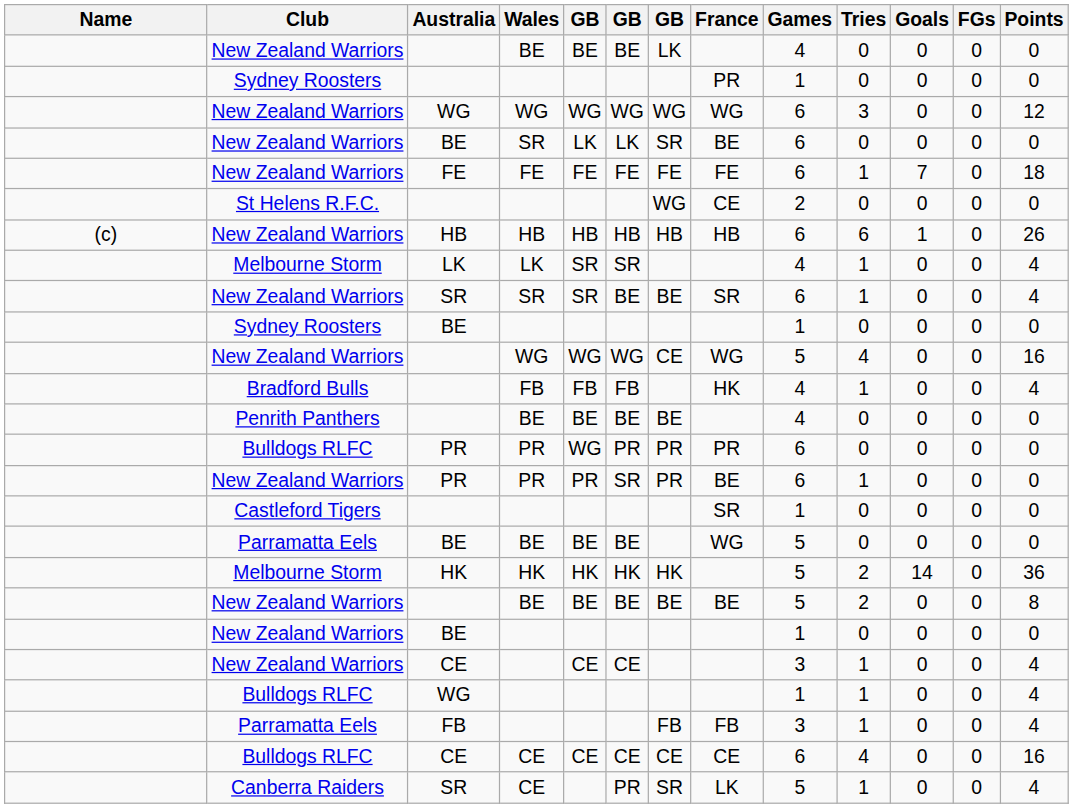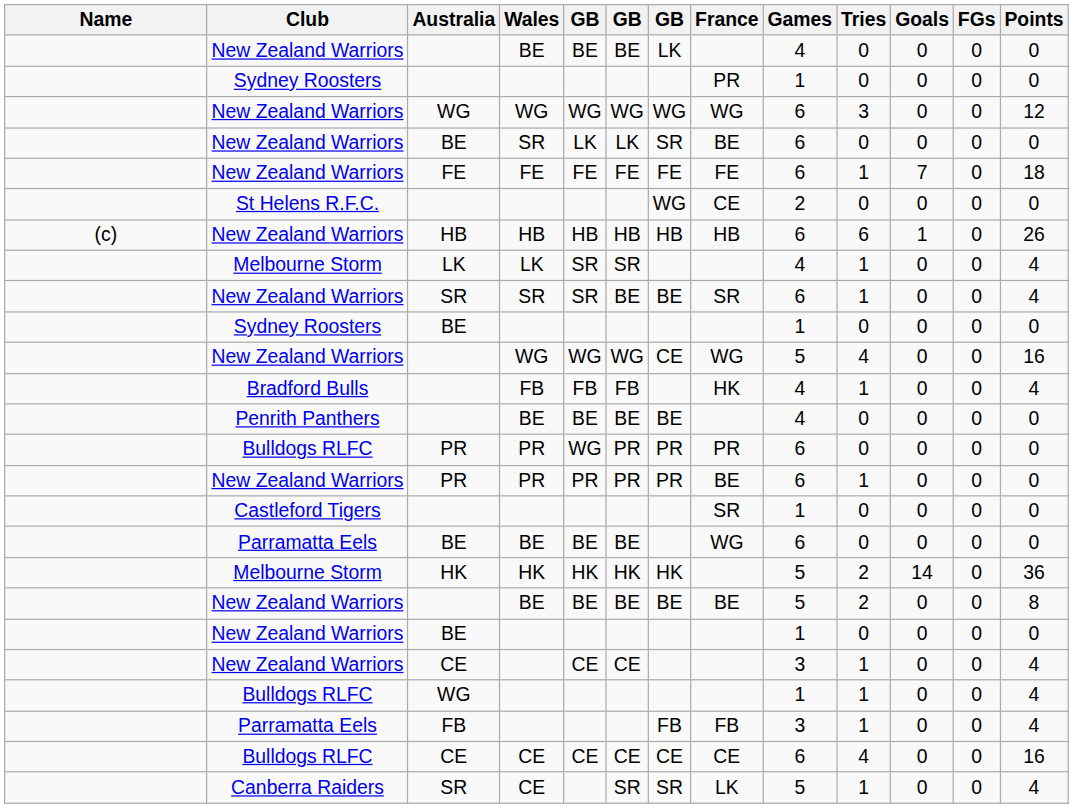(627, 480) SR -> (627, 480) PR
(800, 541) 5 -> (800, 541) 6
(627, 787) PR -> (627, 787) SR
